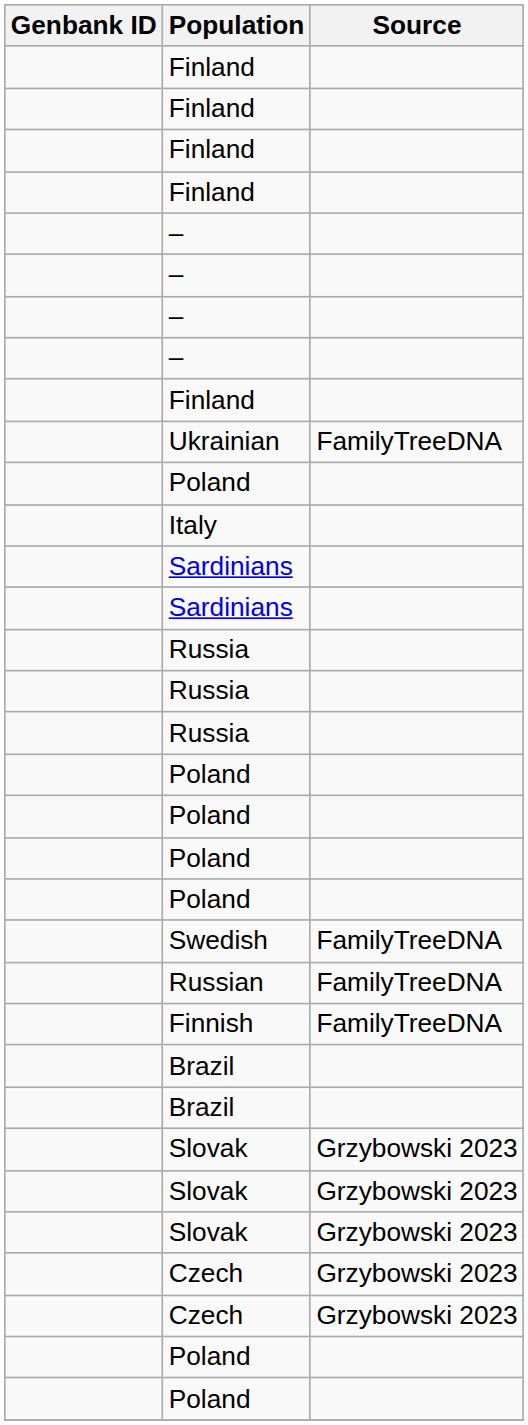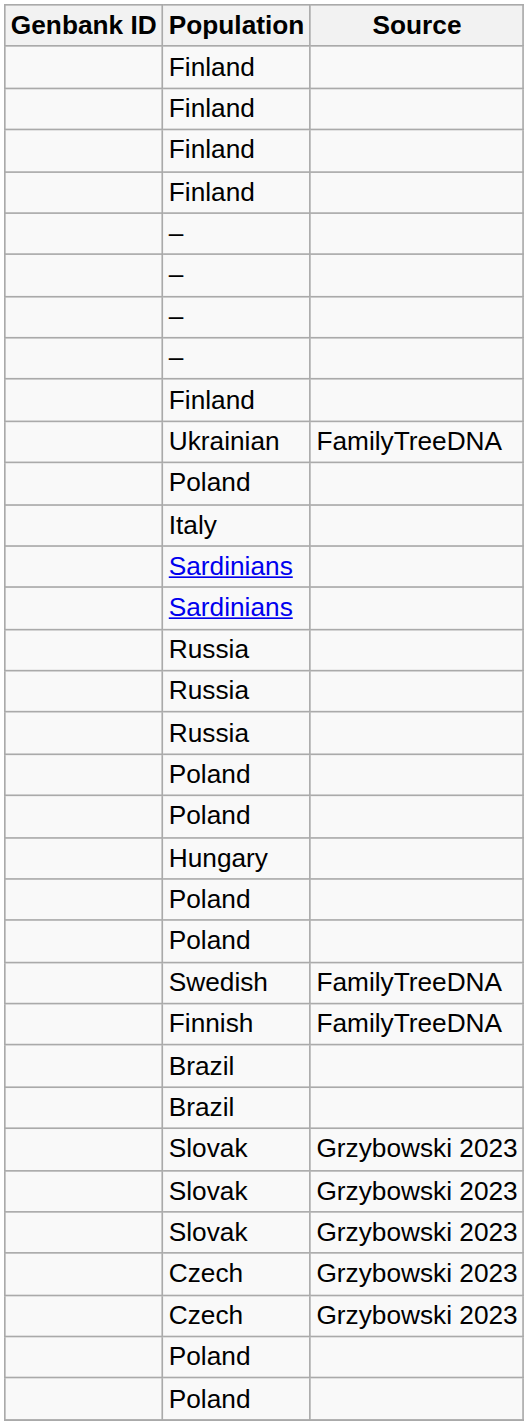+ row: (218, 857)
- row: (216, 982)
